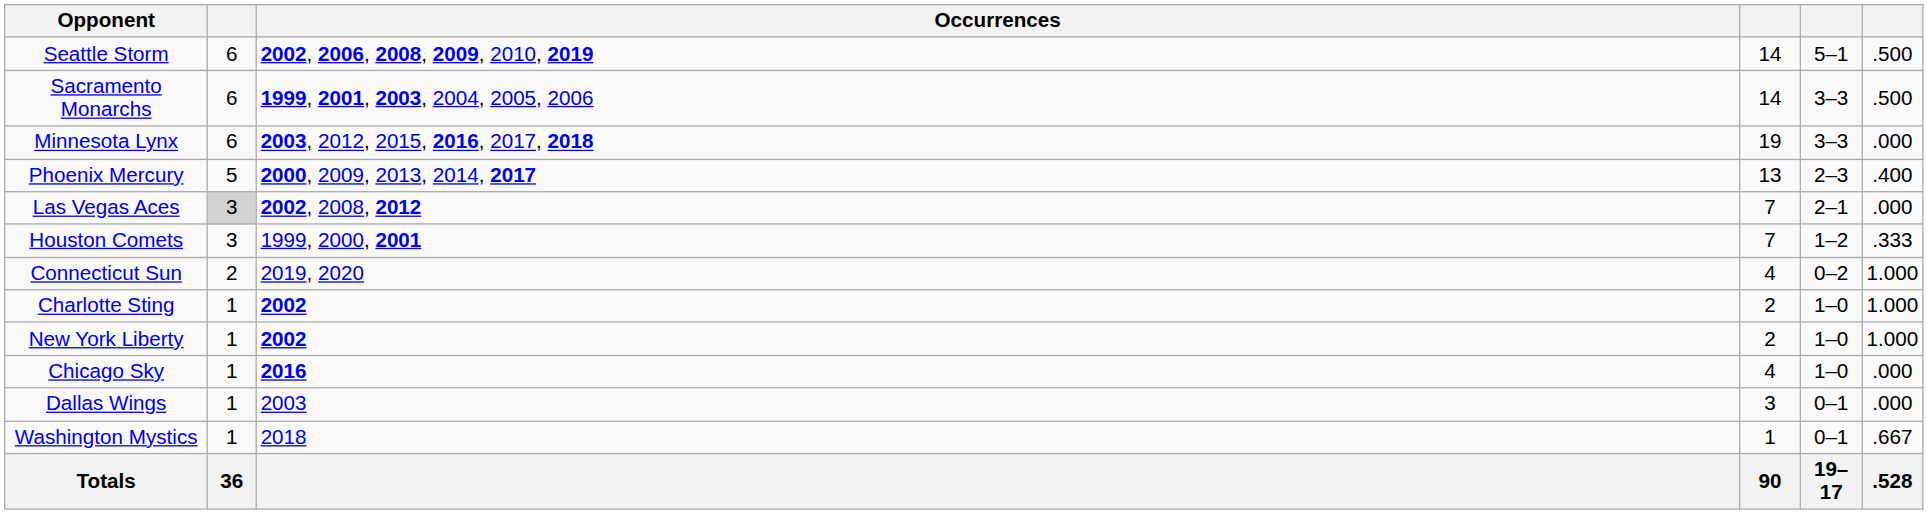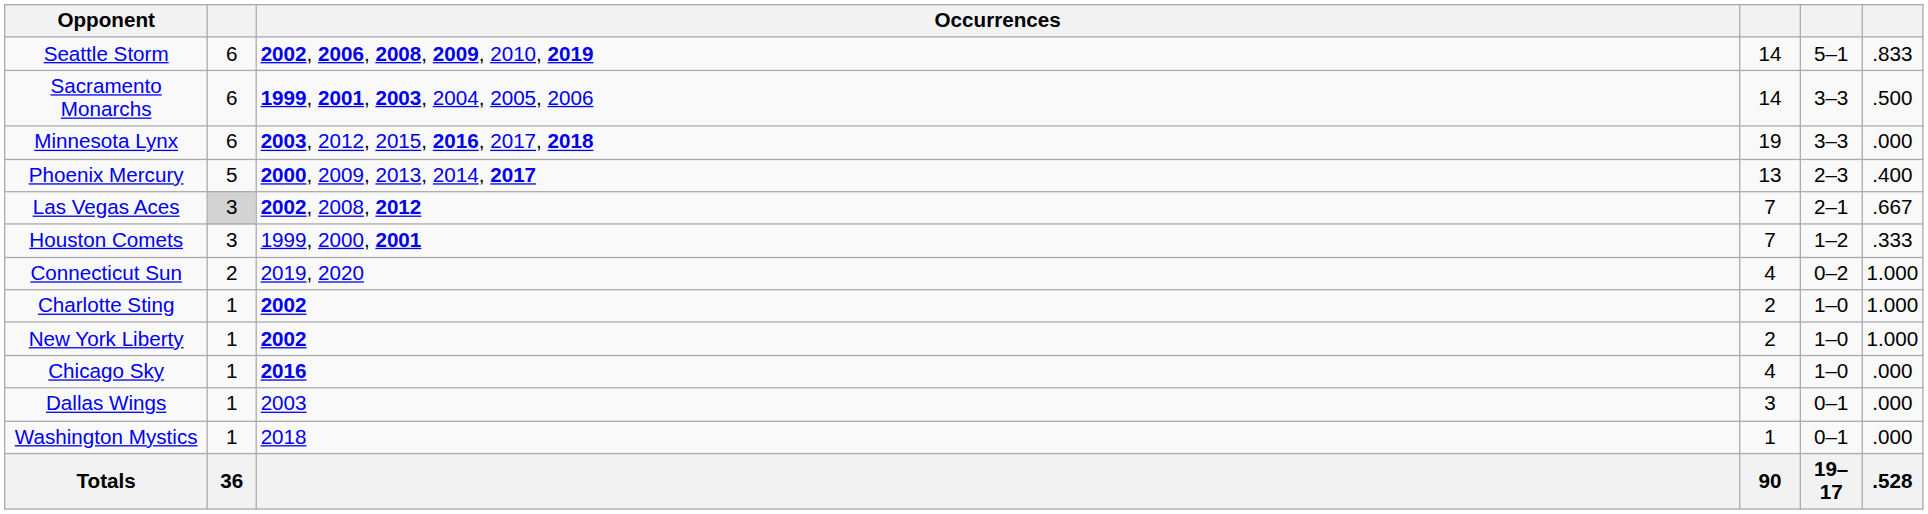(1892, 53) .500 -> (1892, 53) .833
(1892, 207) .000 -> (1892, 207) .667
(1892, 436) .667 -> (1892, 436) .000
